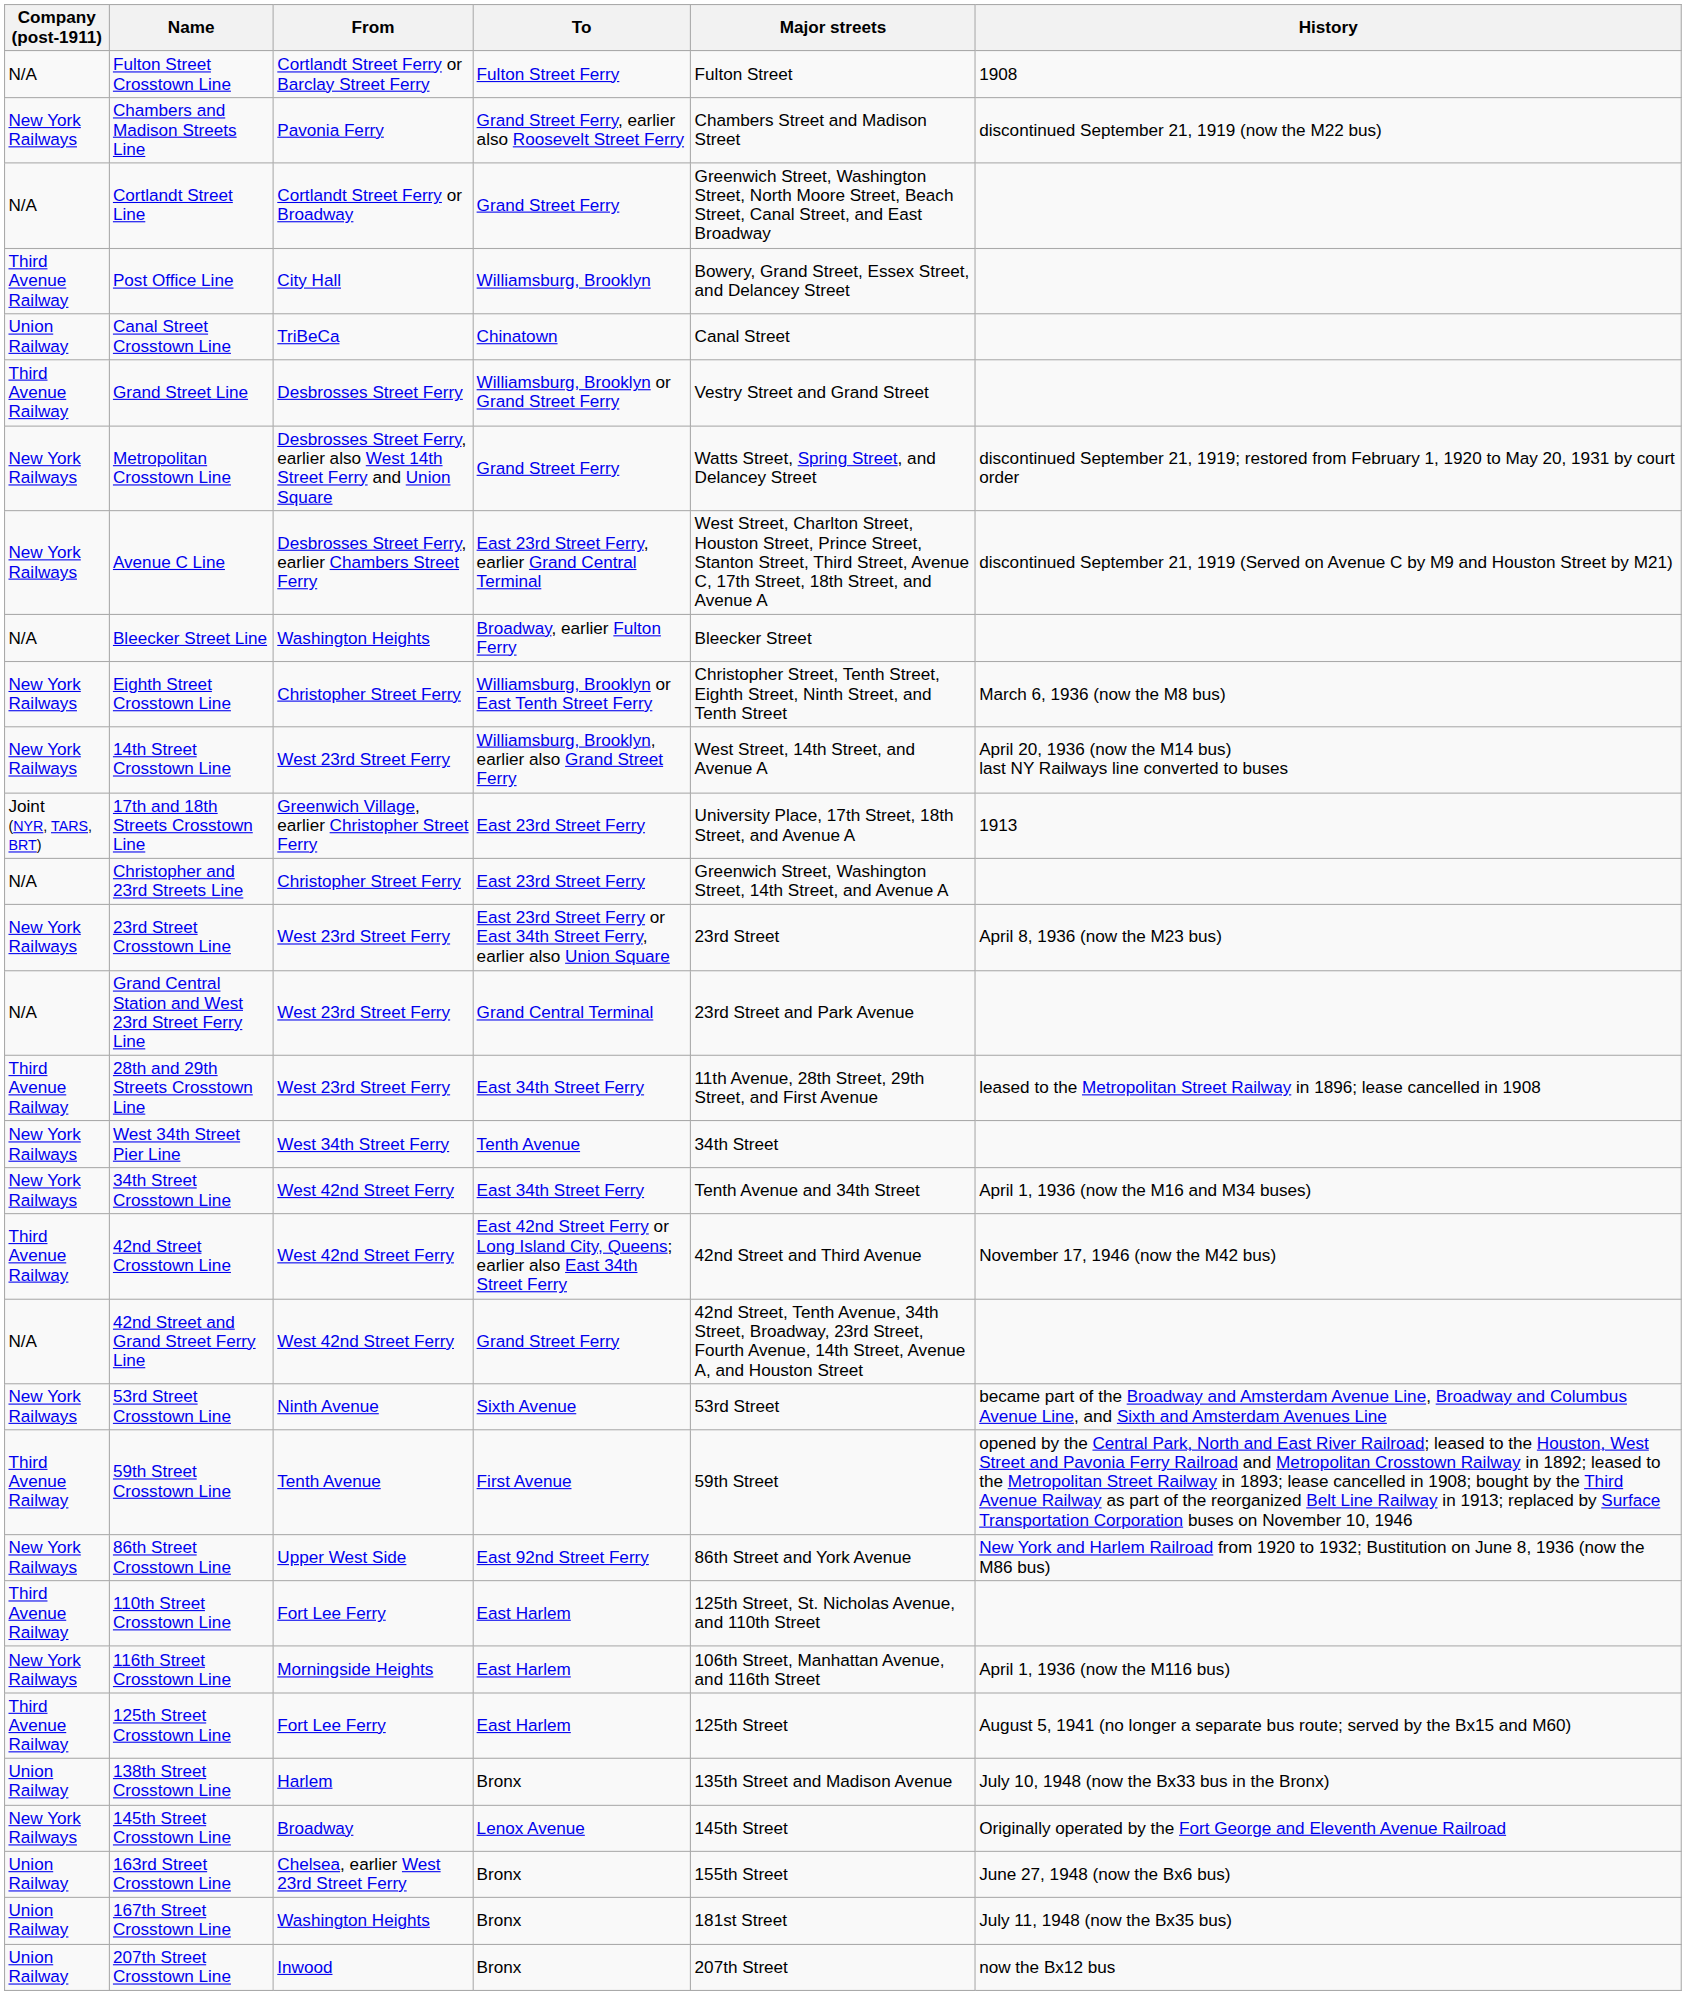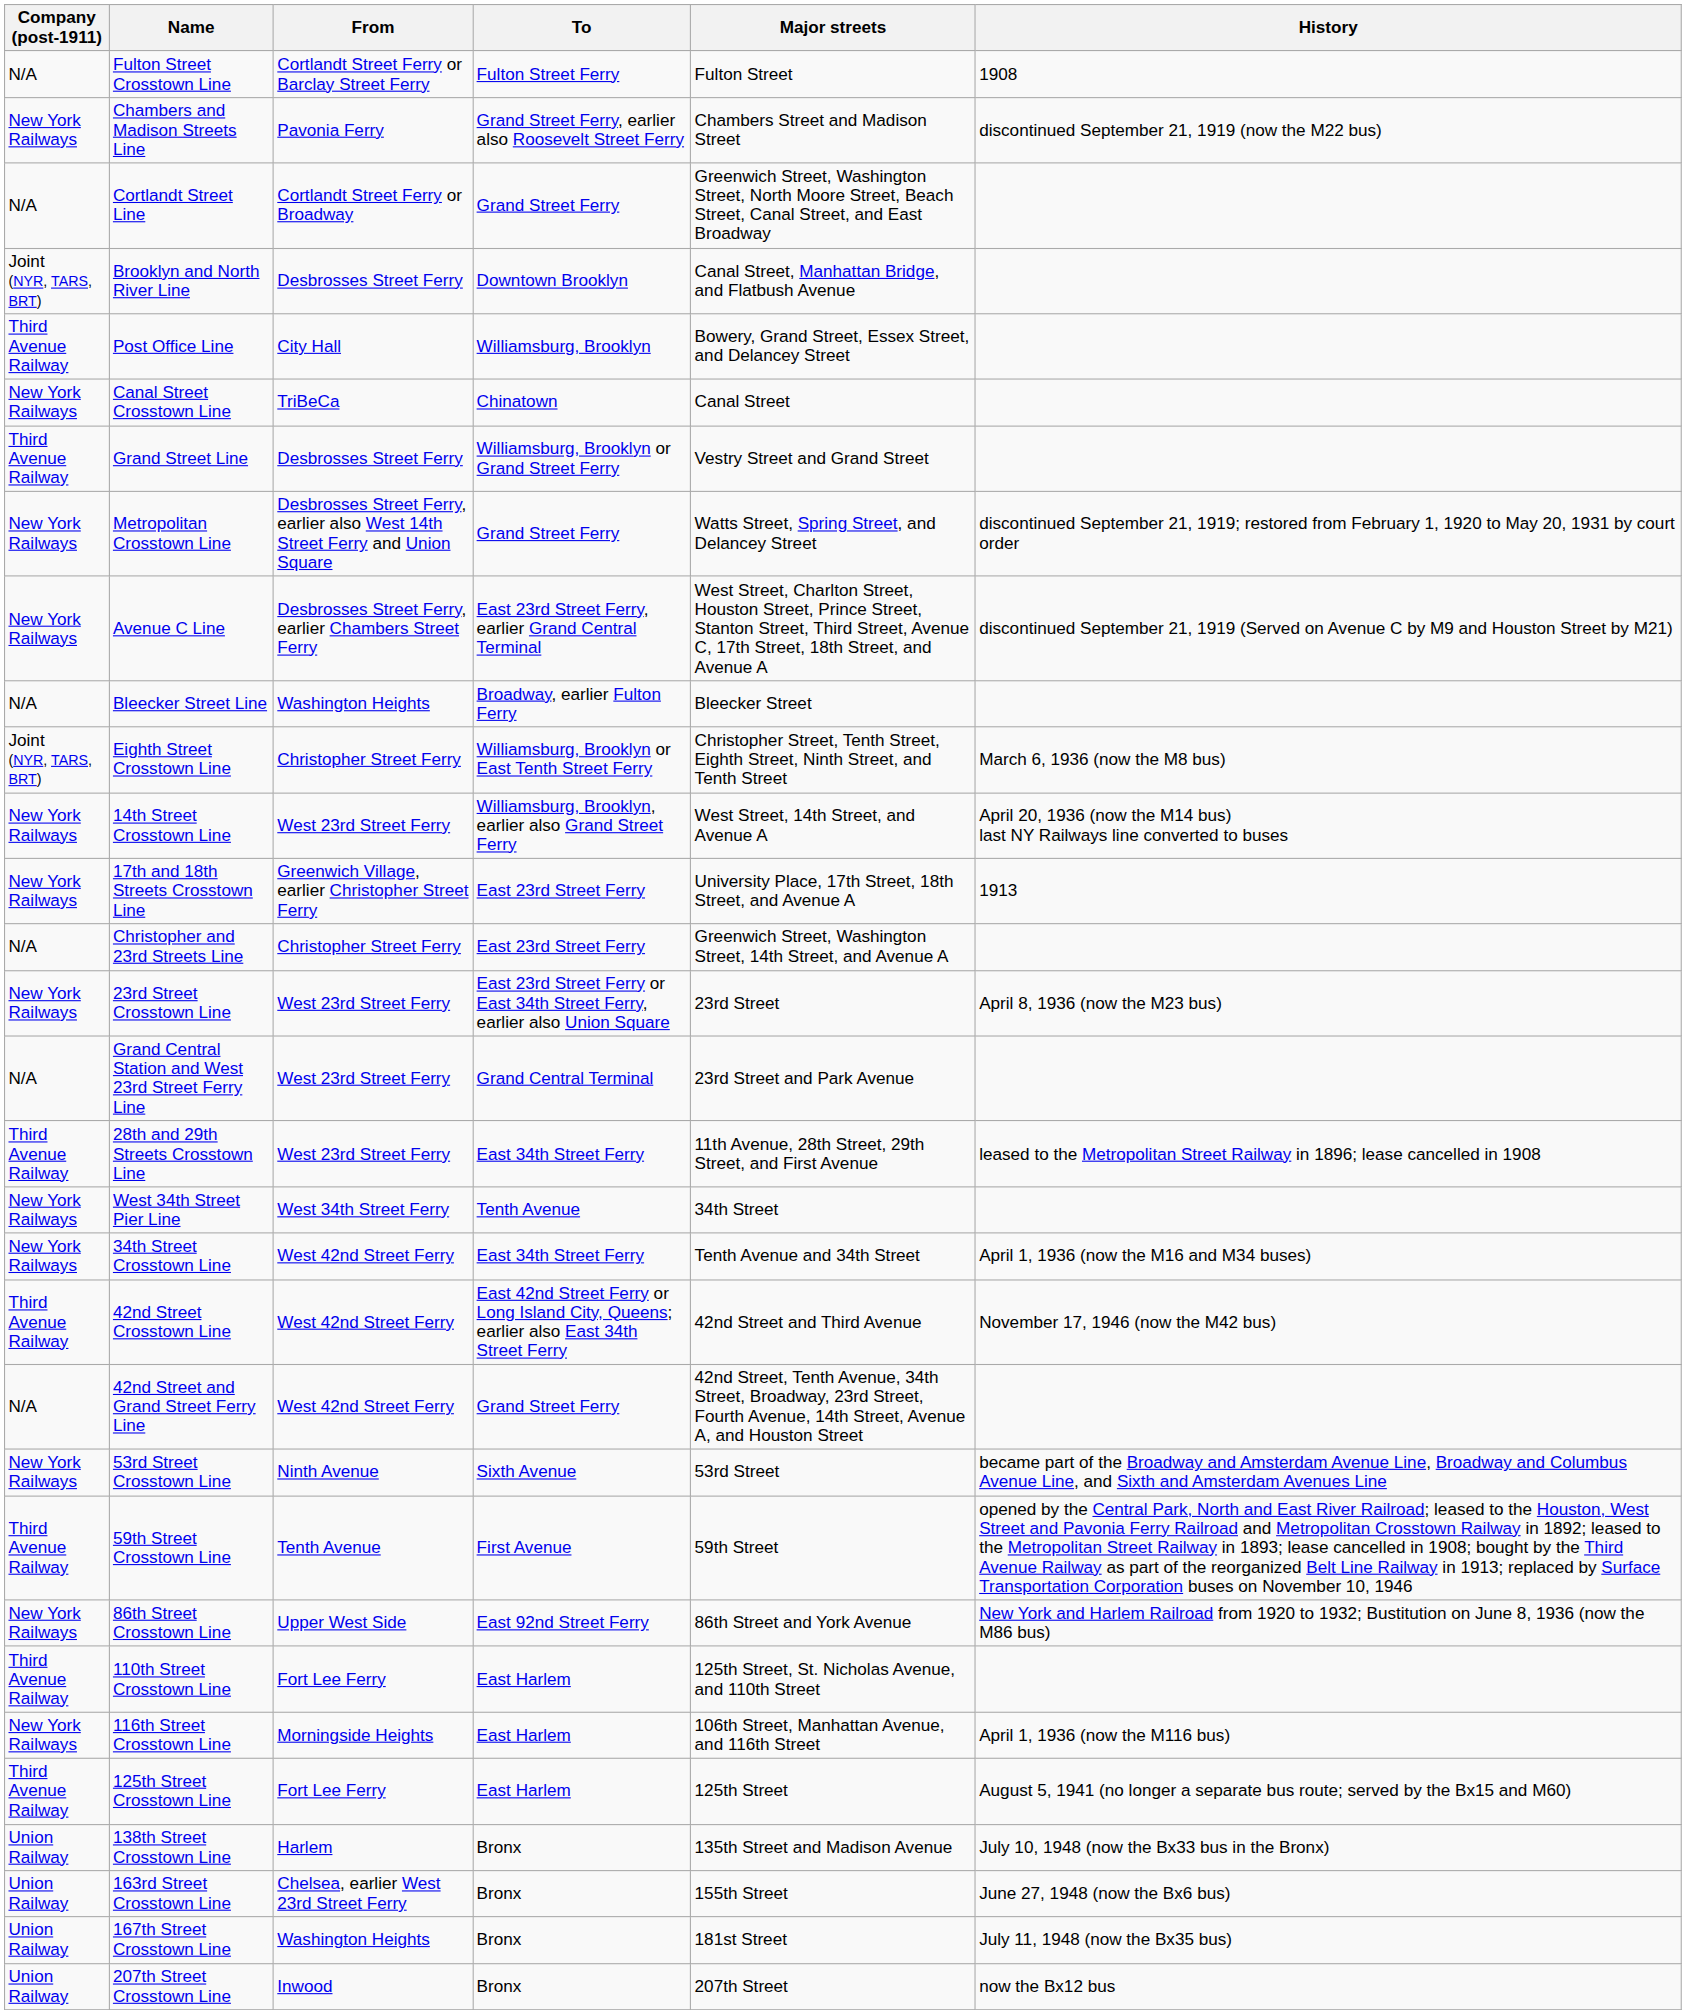+ row: (186, 280)
(38, 336) Union Railway -> (45, 402) New York Railways
(45, 694) New York Railways -> (50, 759) Joint (NYR, TARS, BRT)
(50, 825) Joint (NYR, TARS, BRT) -> (45, 891) New York Railways
- row: (172, 1827)
